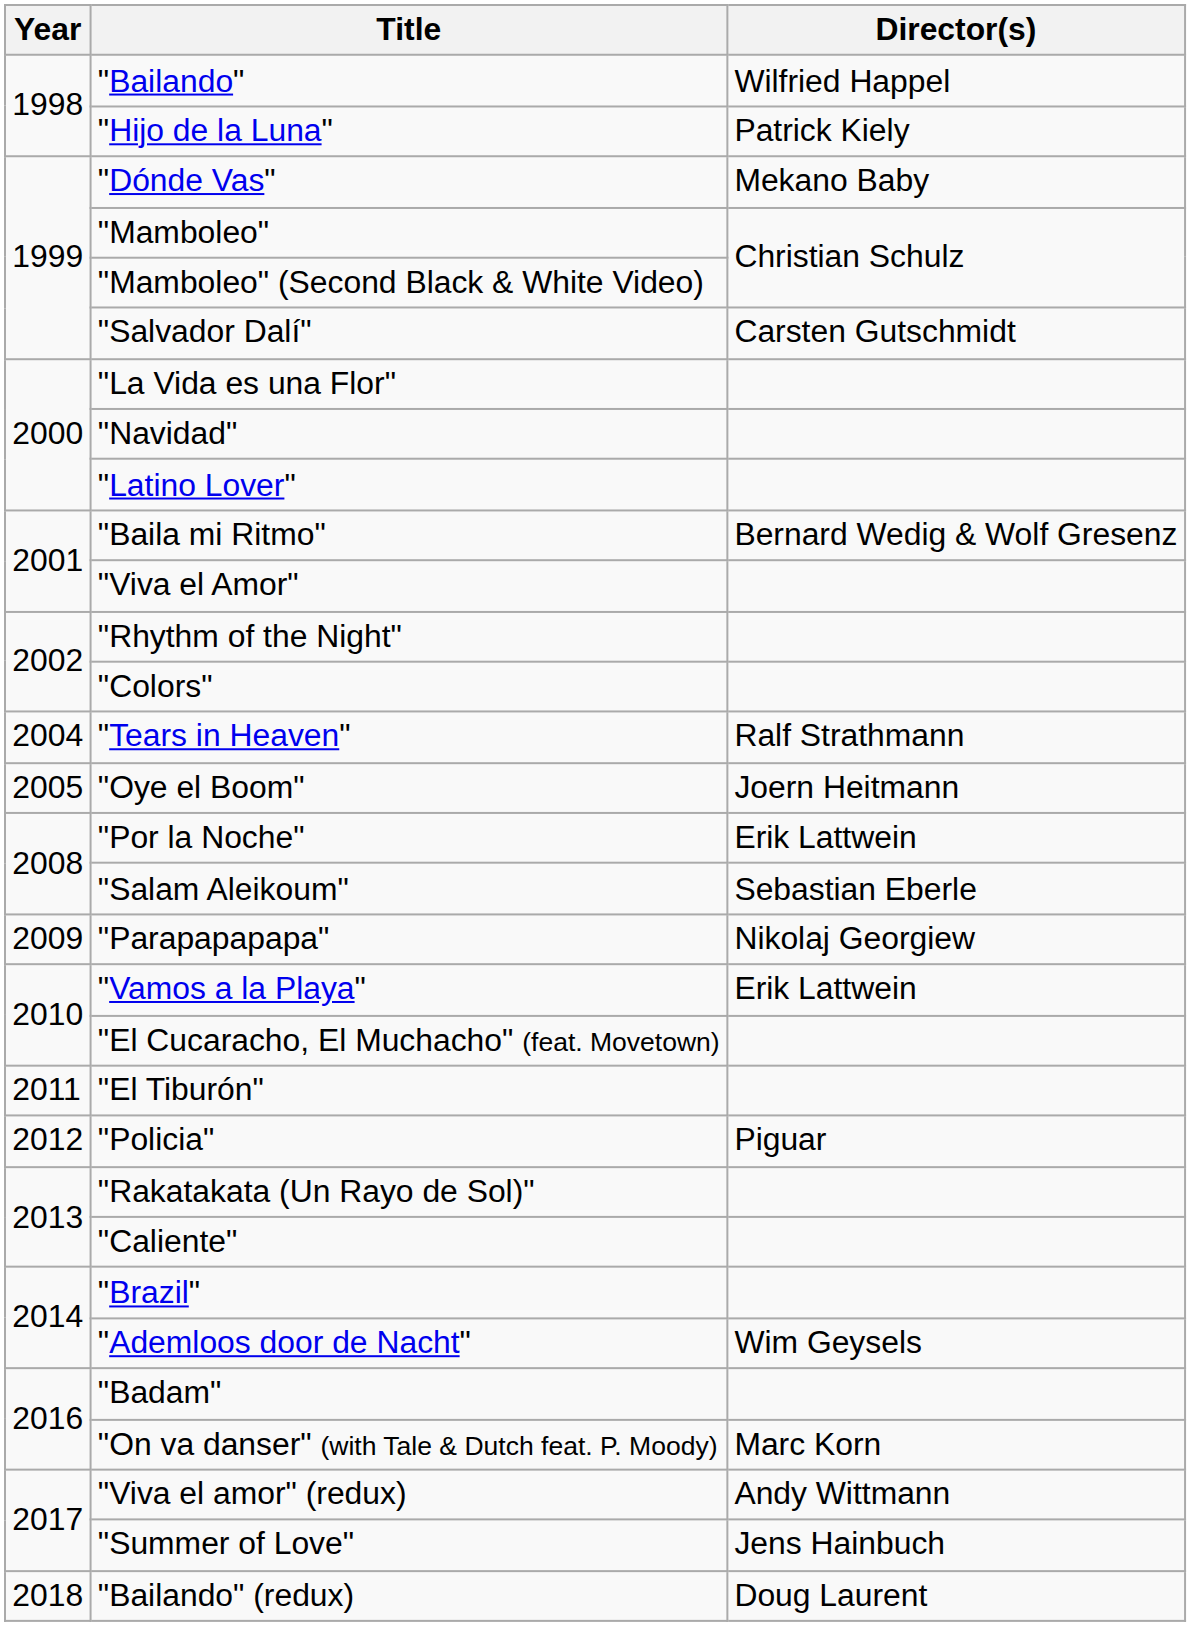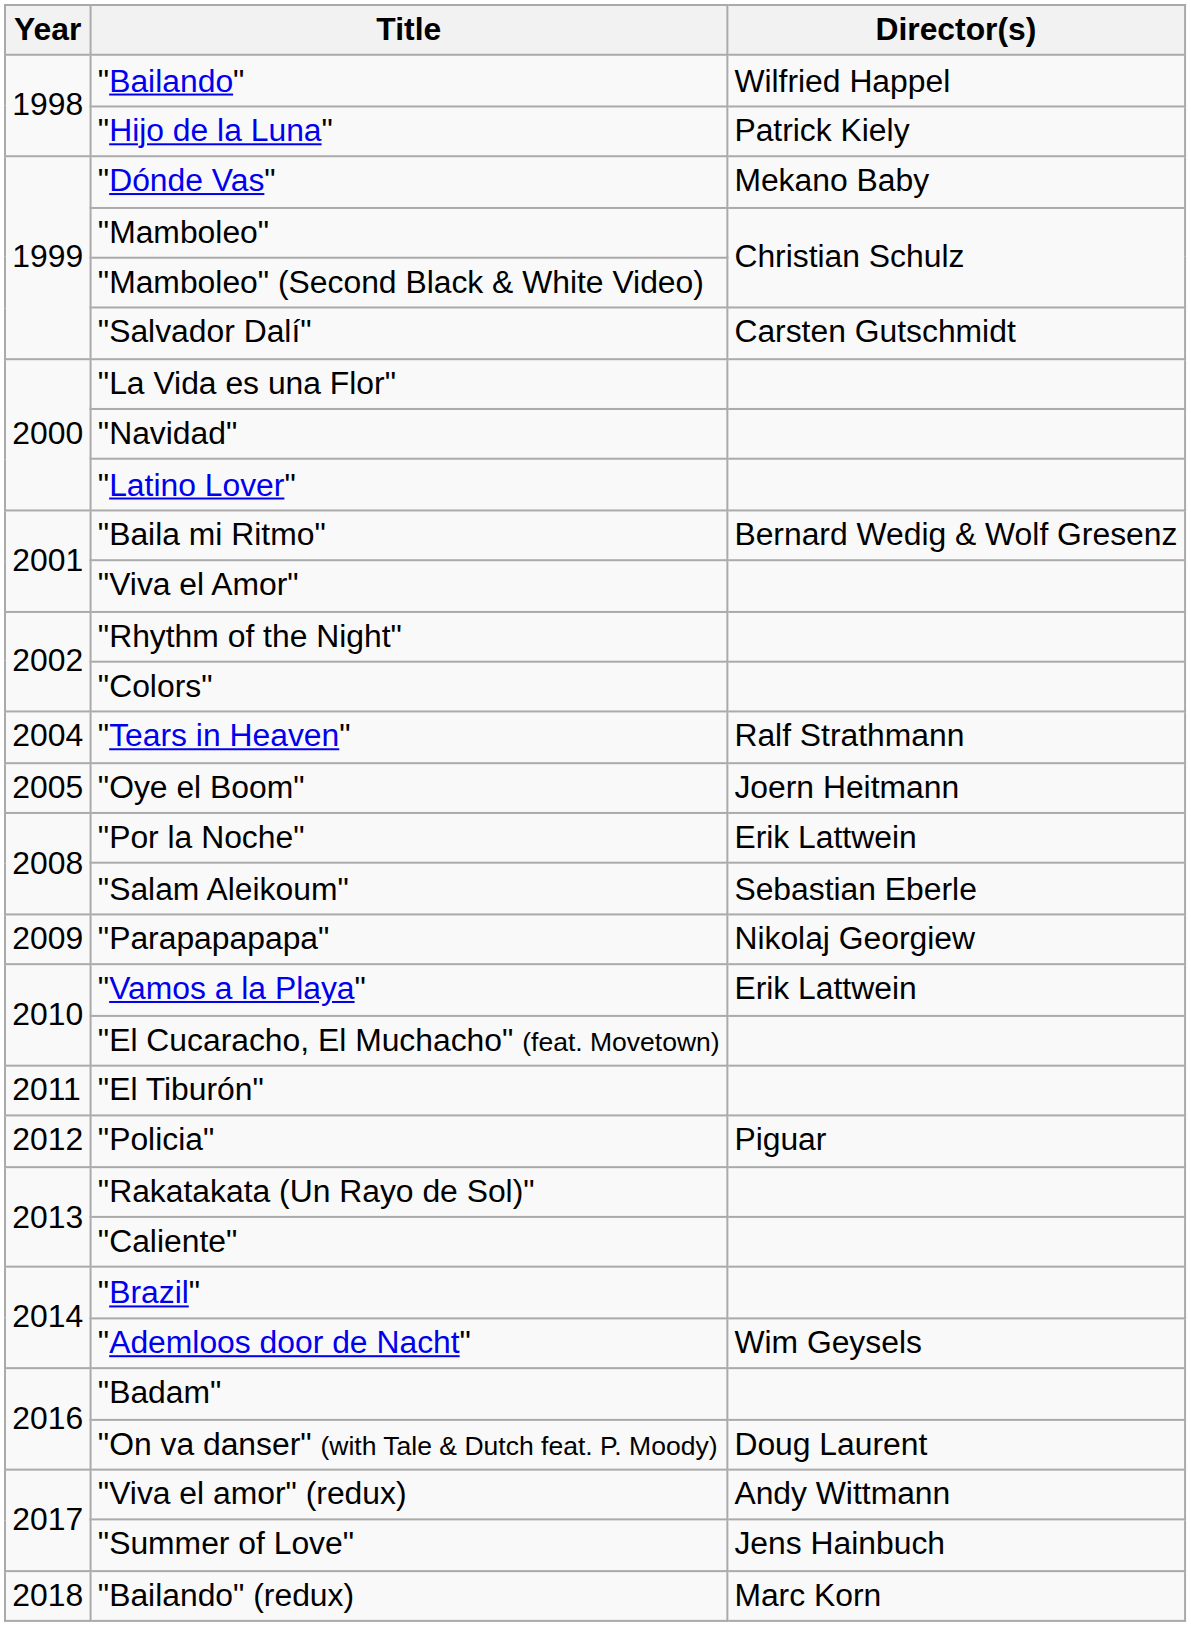(808, 1443) Marc Korn -> (831, 1443) Doug Laurent
(831, 1595) Doug Laurent -> (808, 1595) Marc Korn
